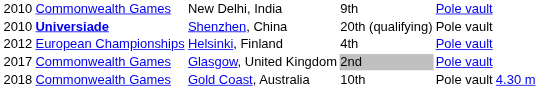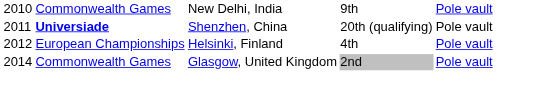(18, 26) 2010 -> (17, 26) 2011
(18, 62) 2017 -> (18, 62) 2014
- row: (249, 80)
